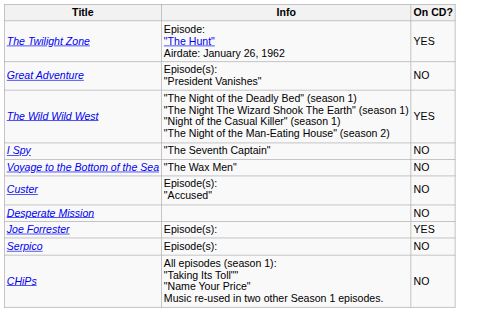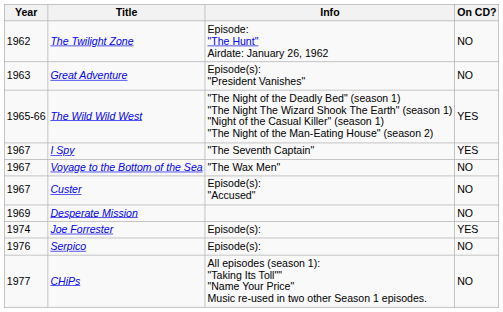+ column: (26, 12)
(424, 41) YES -> (465, 41) NO
(421, 151) NO -> (468, 151) YES
